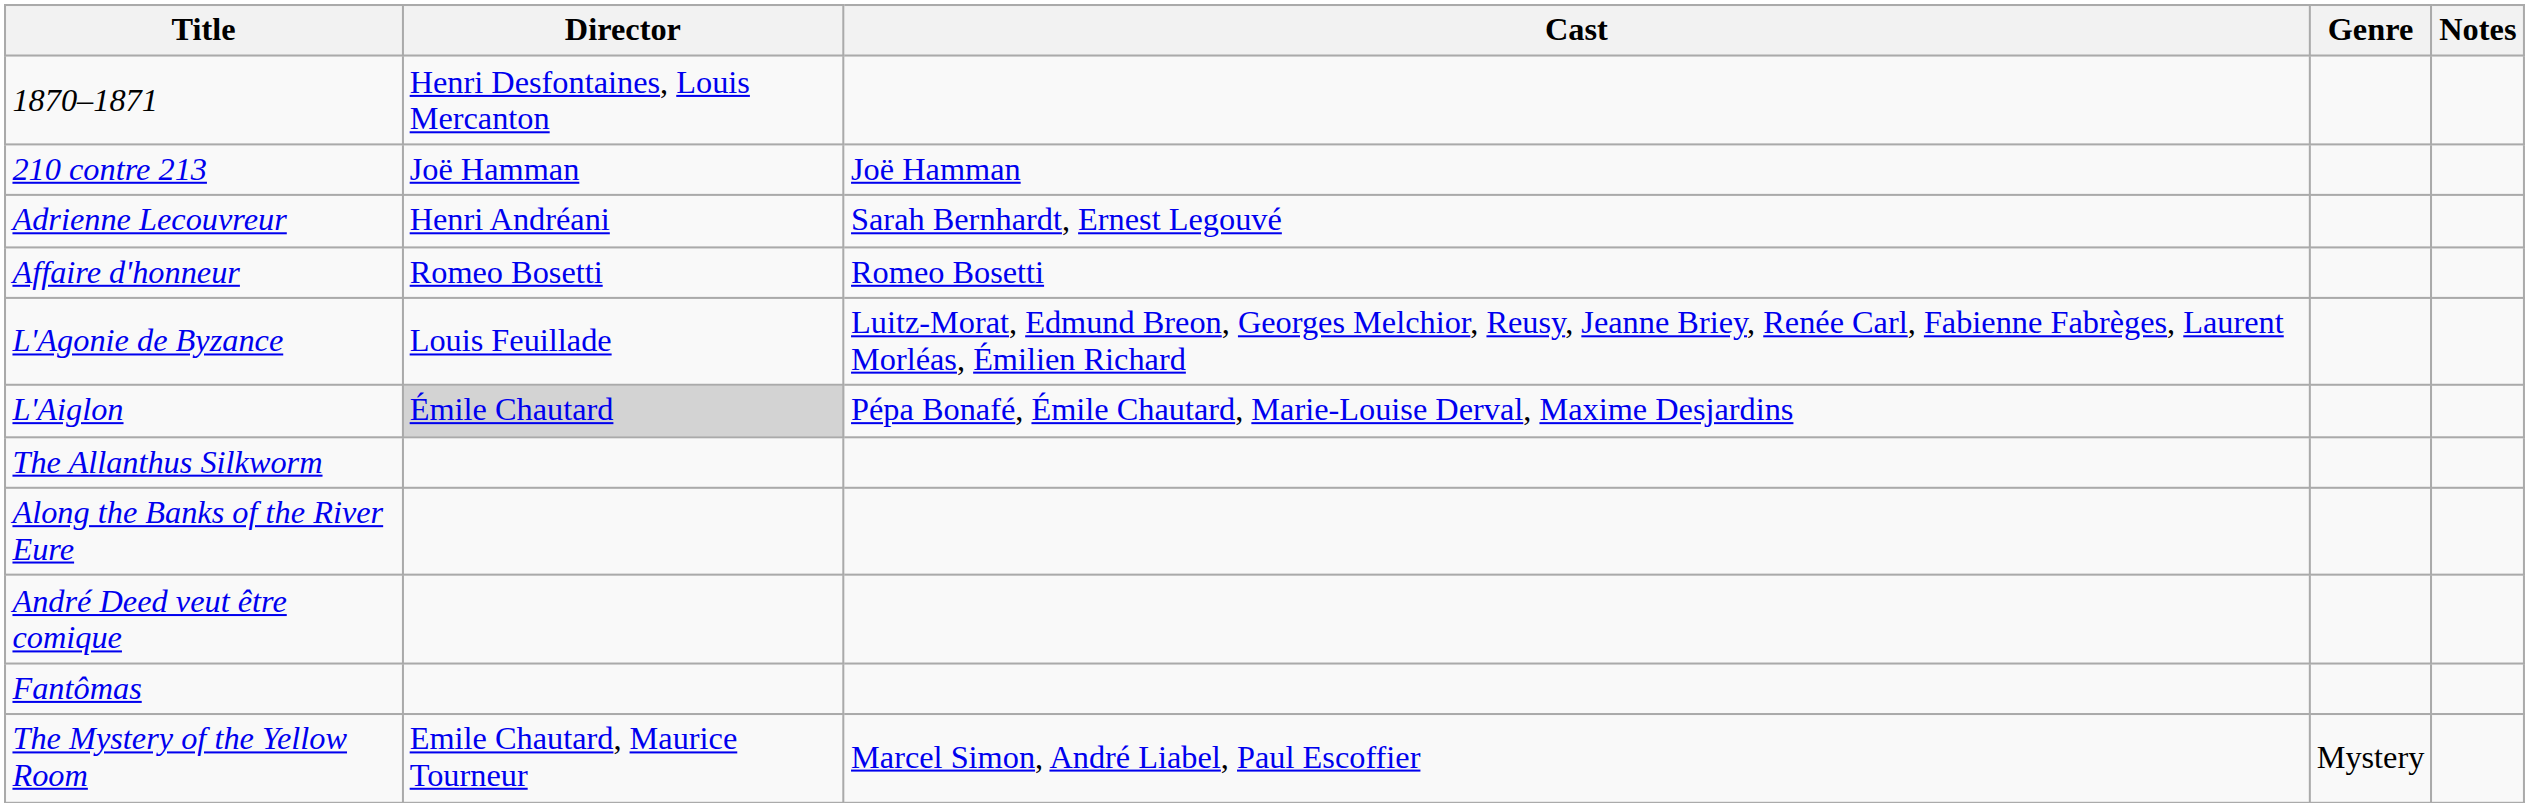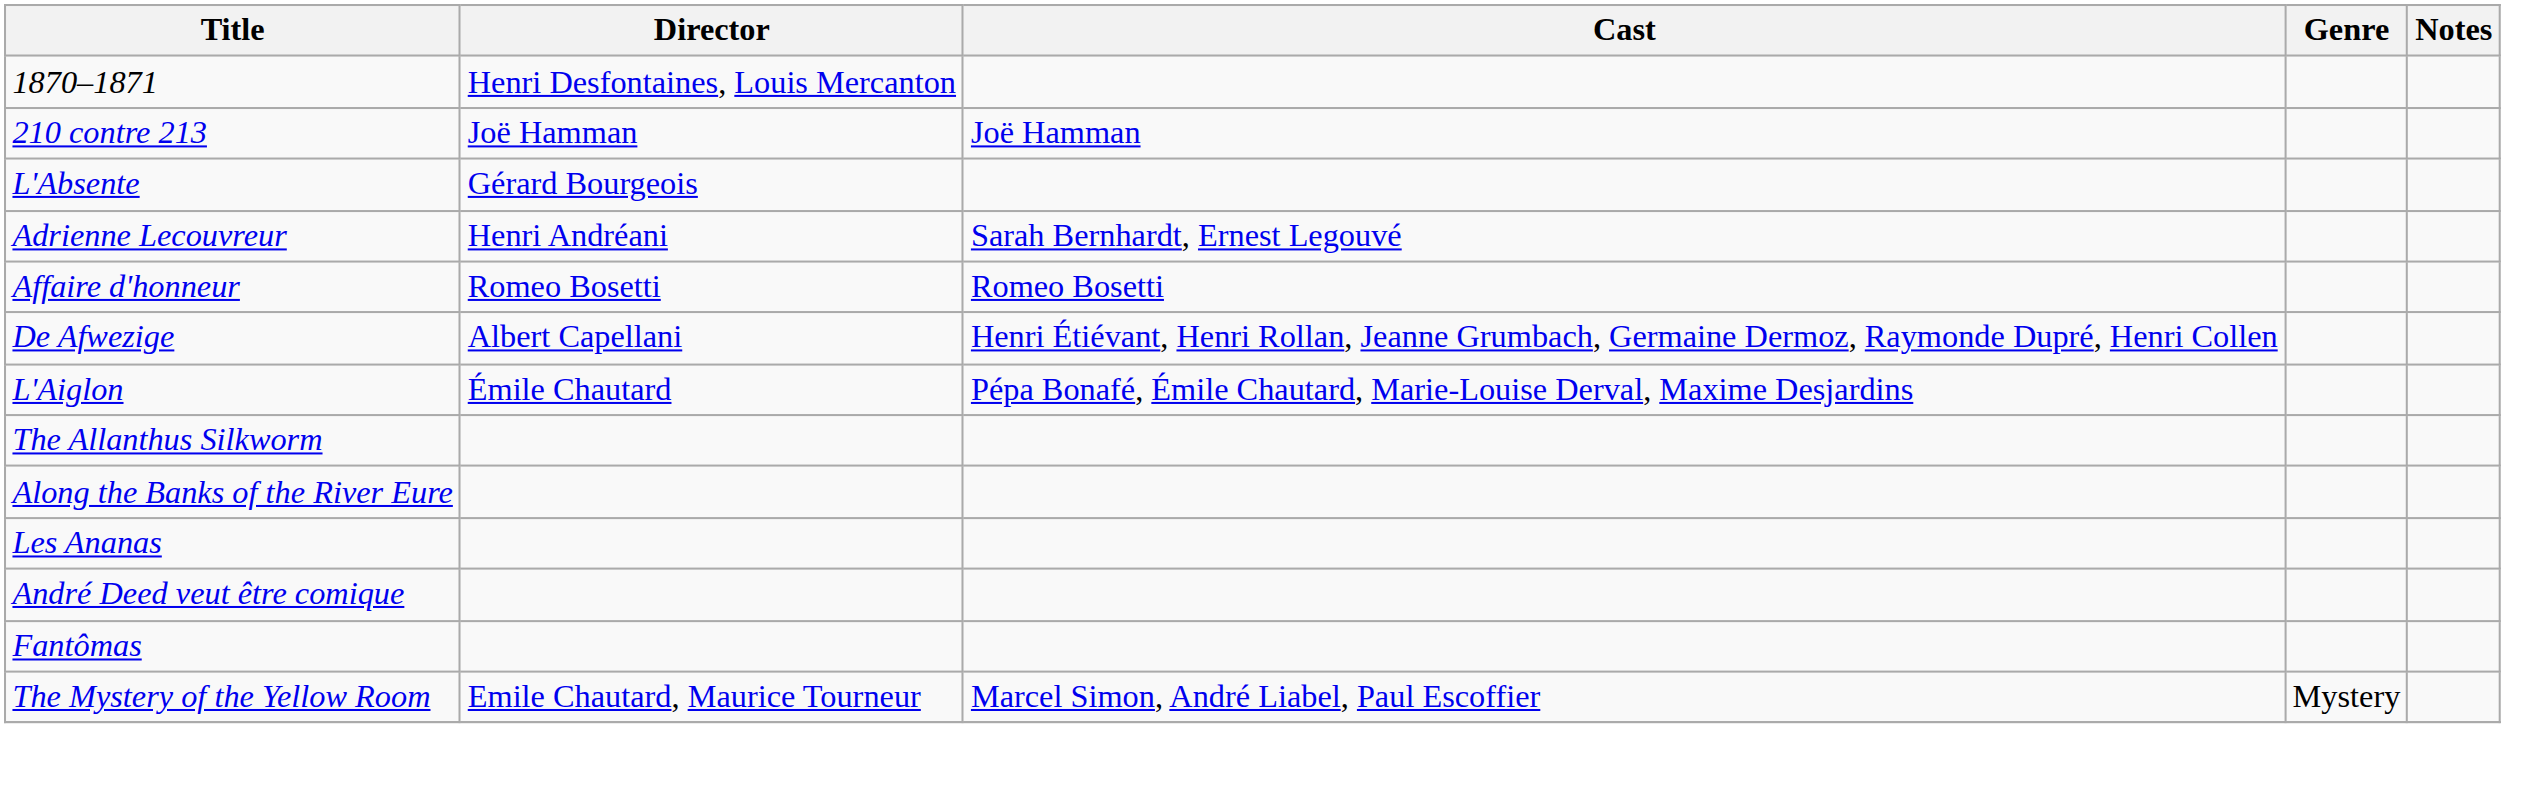+ row: (76, 183)
+ row: (93, 337)
- row: (148, 340)
(512, 410) lightgrey background -> (570, 388) no background
+ row: (87, 542)
